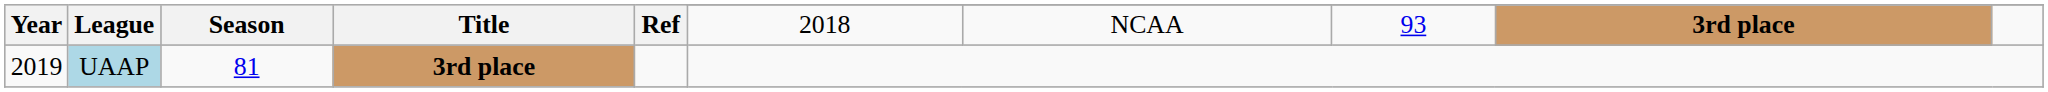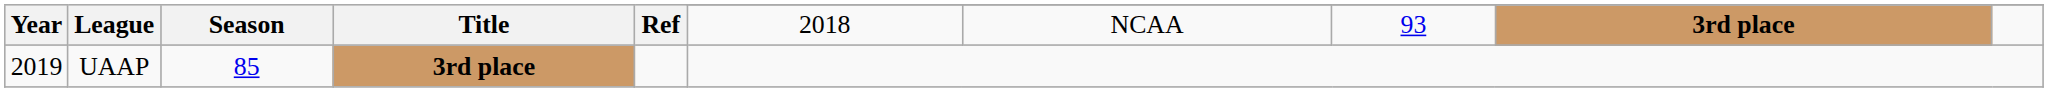(114, 65) lightblue background -> (114, 65) no background
(247, 65) 81 -> (247, 65) 85
